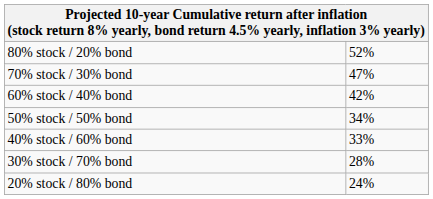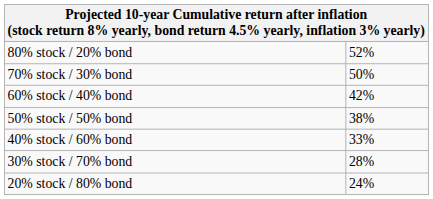(362, 74) 47% -> (362, 74) 50%
(362, 118) 34% -> (362, 118) 38%
